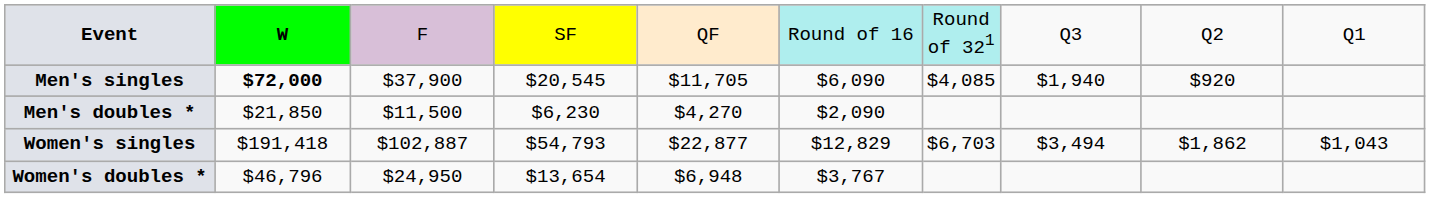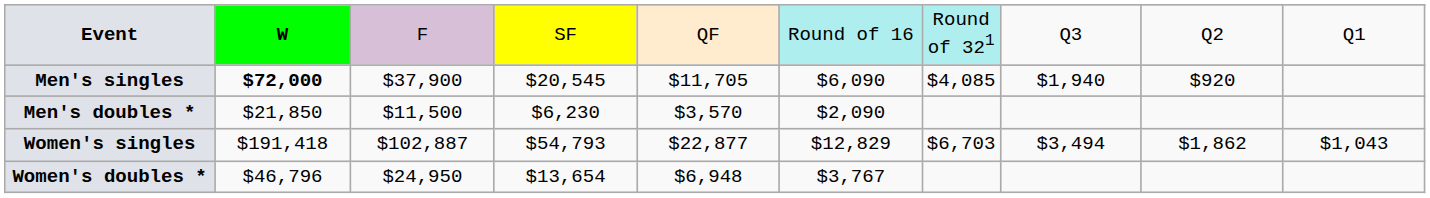(708, 112) $4,270 -> (708, 112) $3,570
